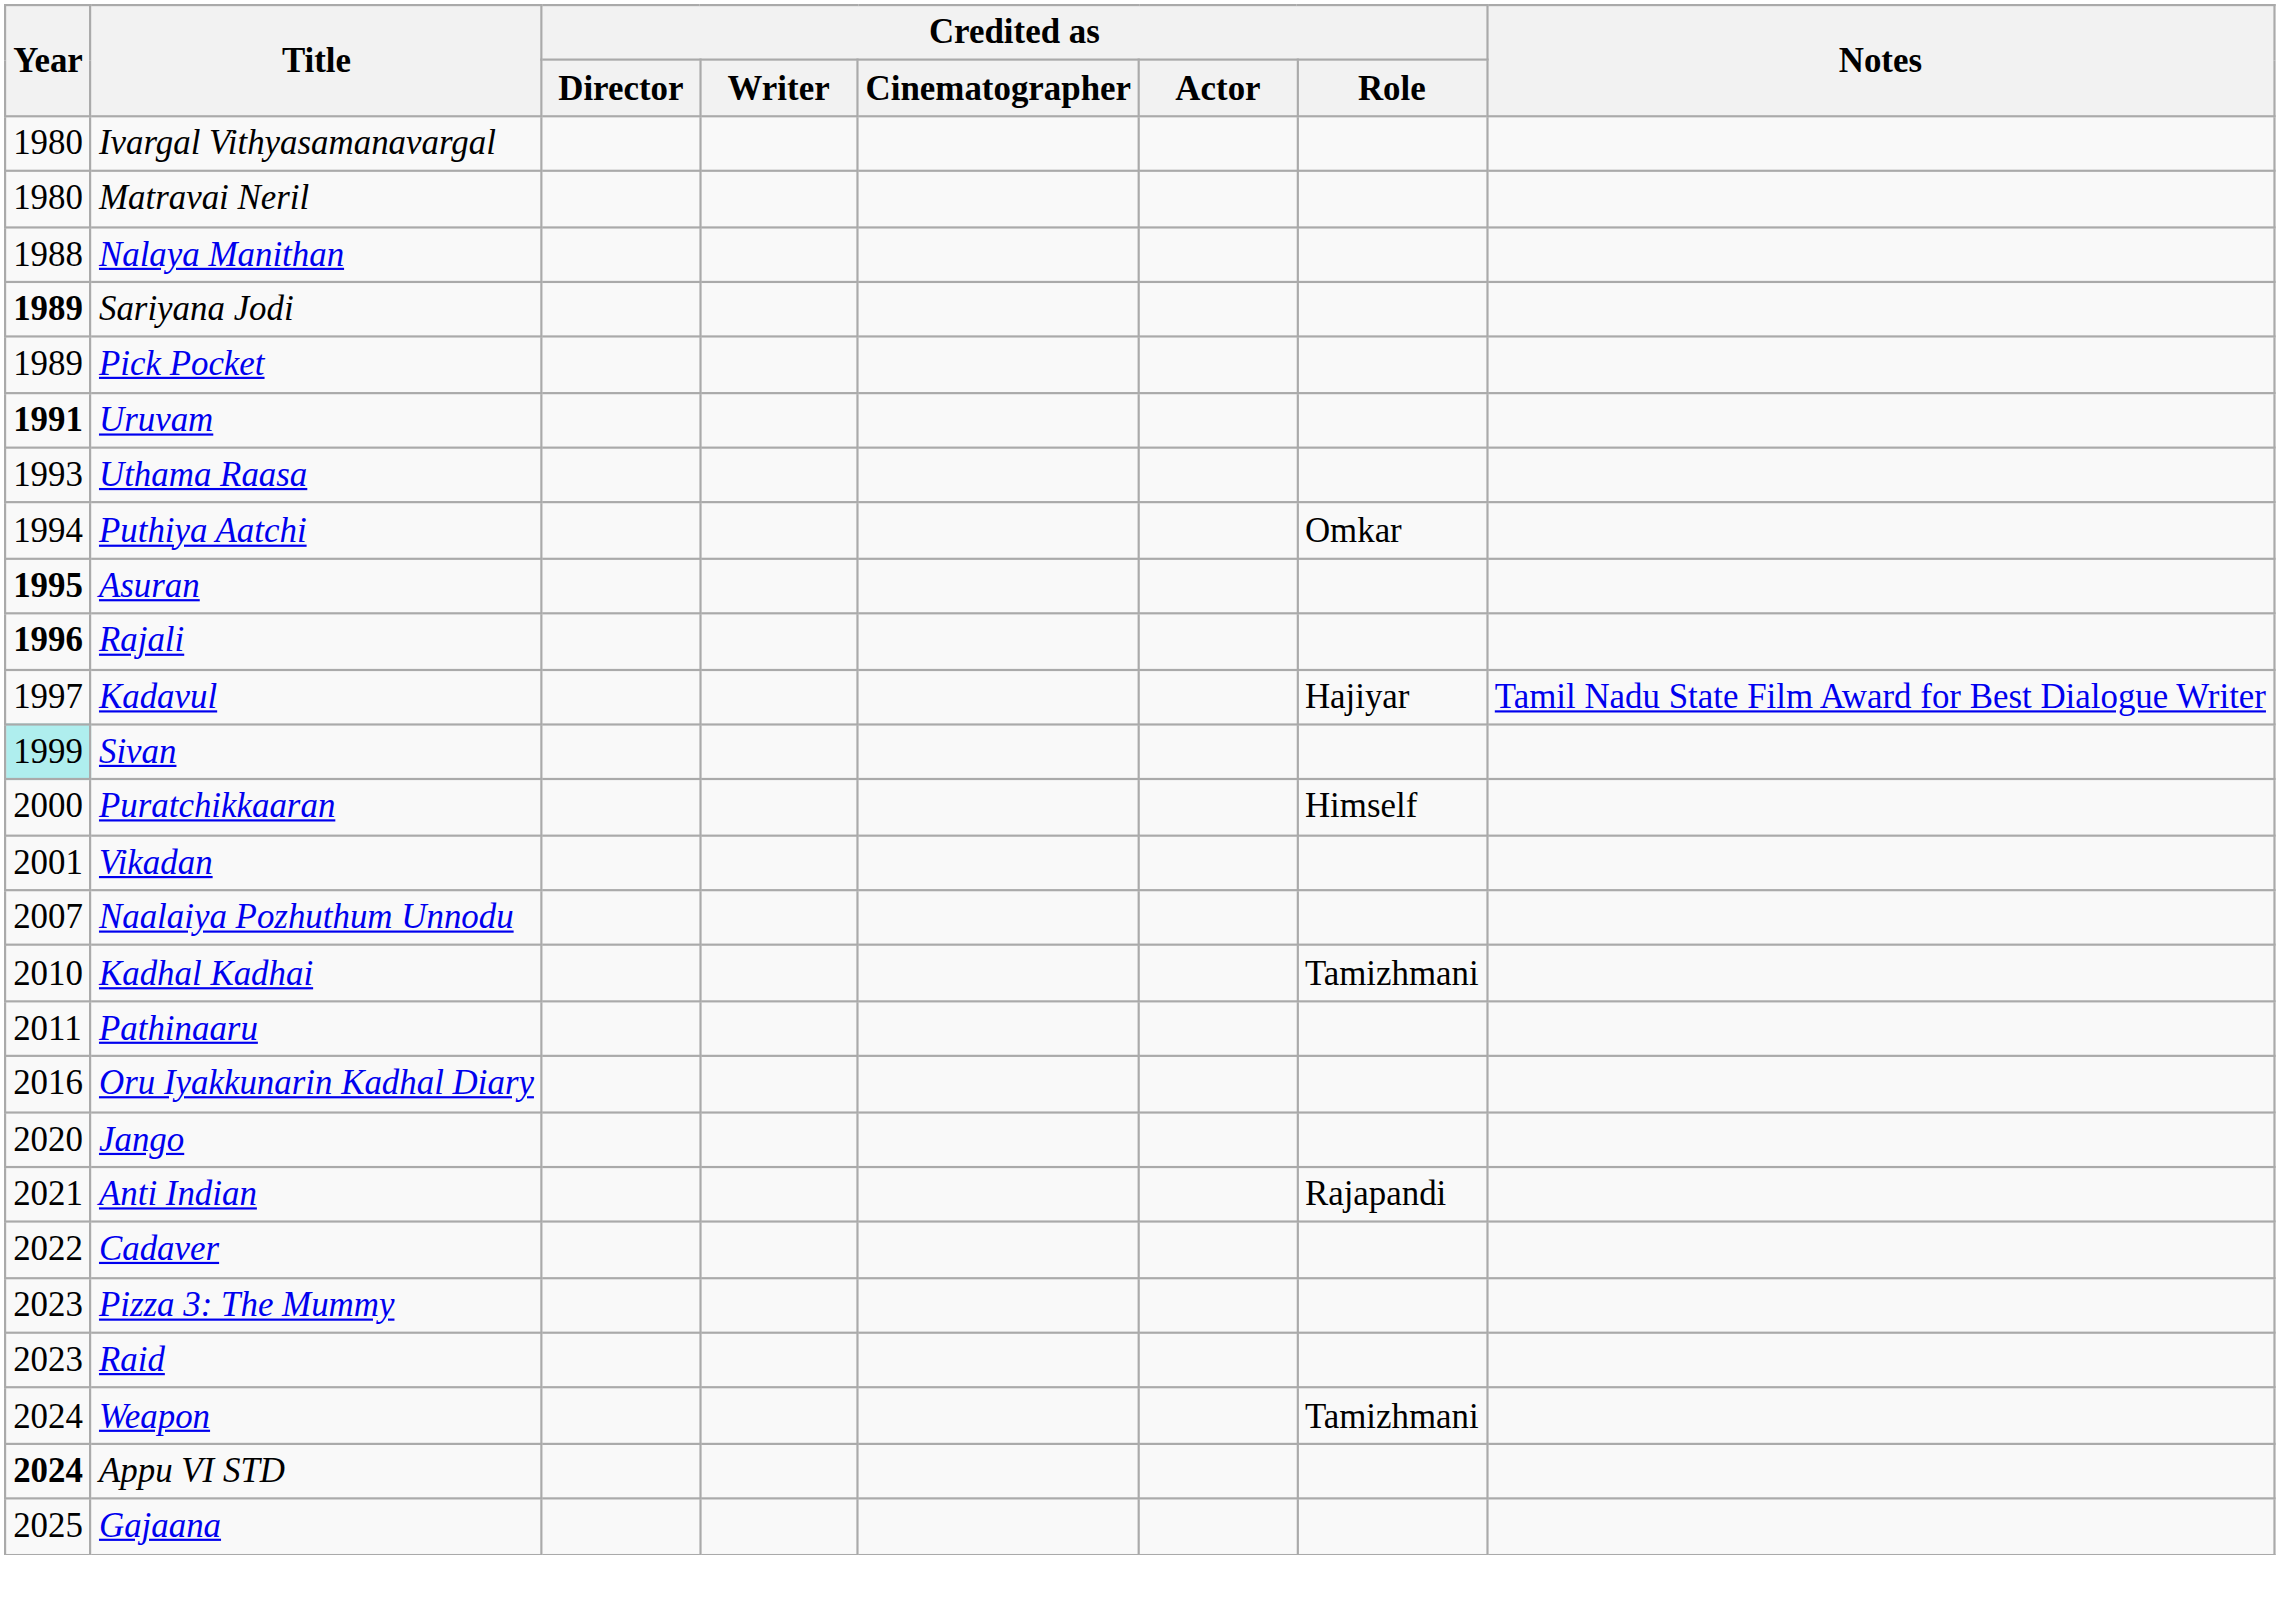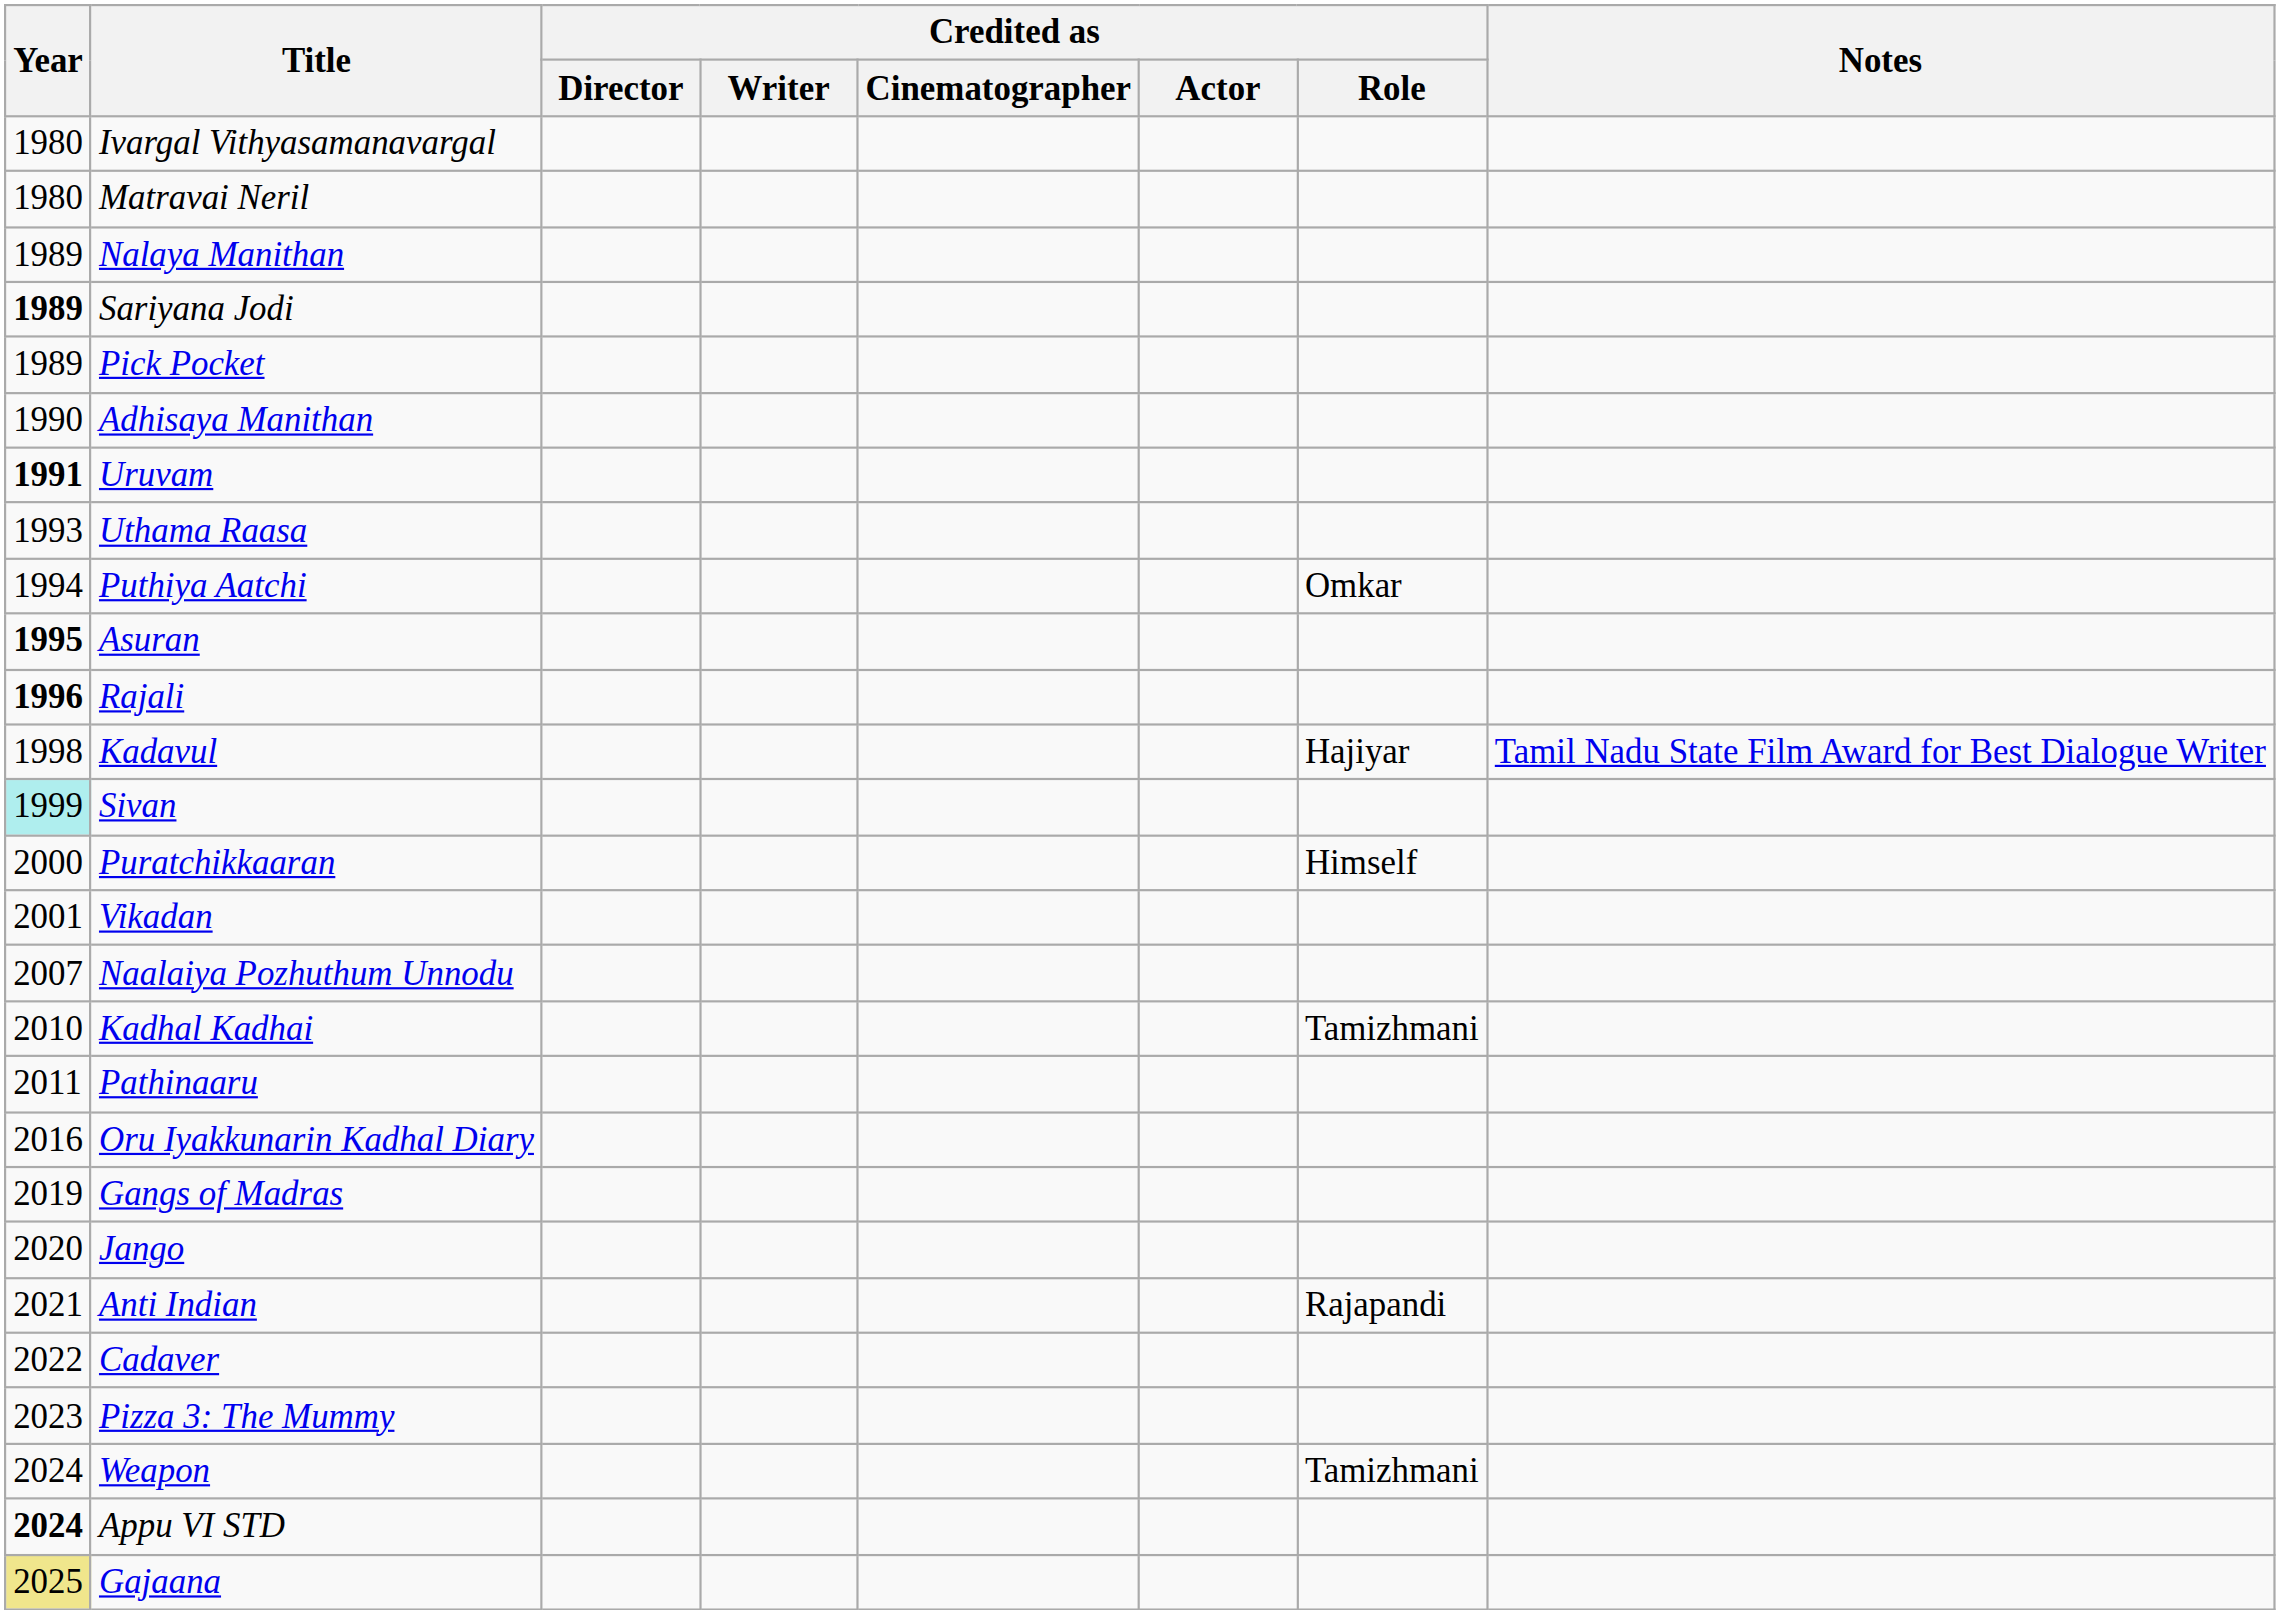(48, 253) 1988 -> (48, 253) 1989
+ row: (236, 419)
(48, 695) 1997 -> (48, 751) 1998
+ row: (221, 1193)
- row: (132, 1359)
(48, 1525) no background -> (48, 1581) khaki background
